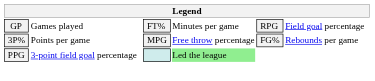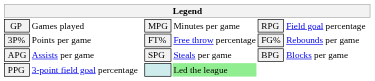(156, 25) FT% -> (158, 25) MPG
(157, 40) MPG -> (157, 40) FT%
+ row: (17, 55)
